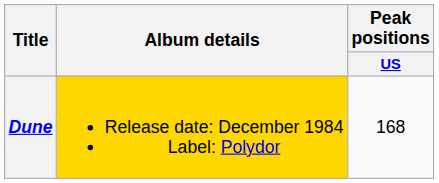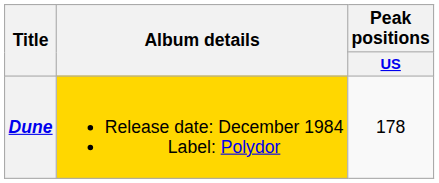(391, 127) 168 -> (391, 127) 178
